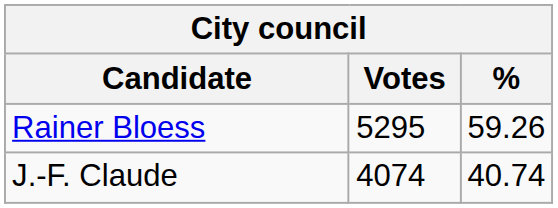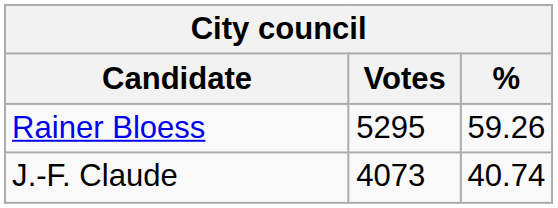(391, 176) 4074 -> (391, 176) 4073
